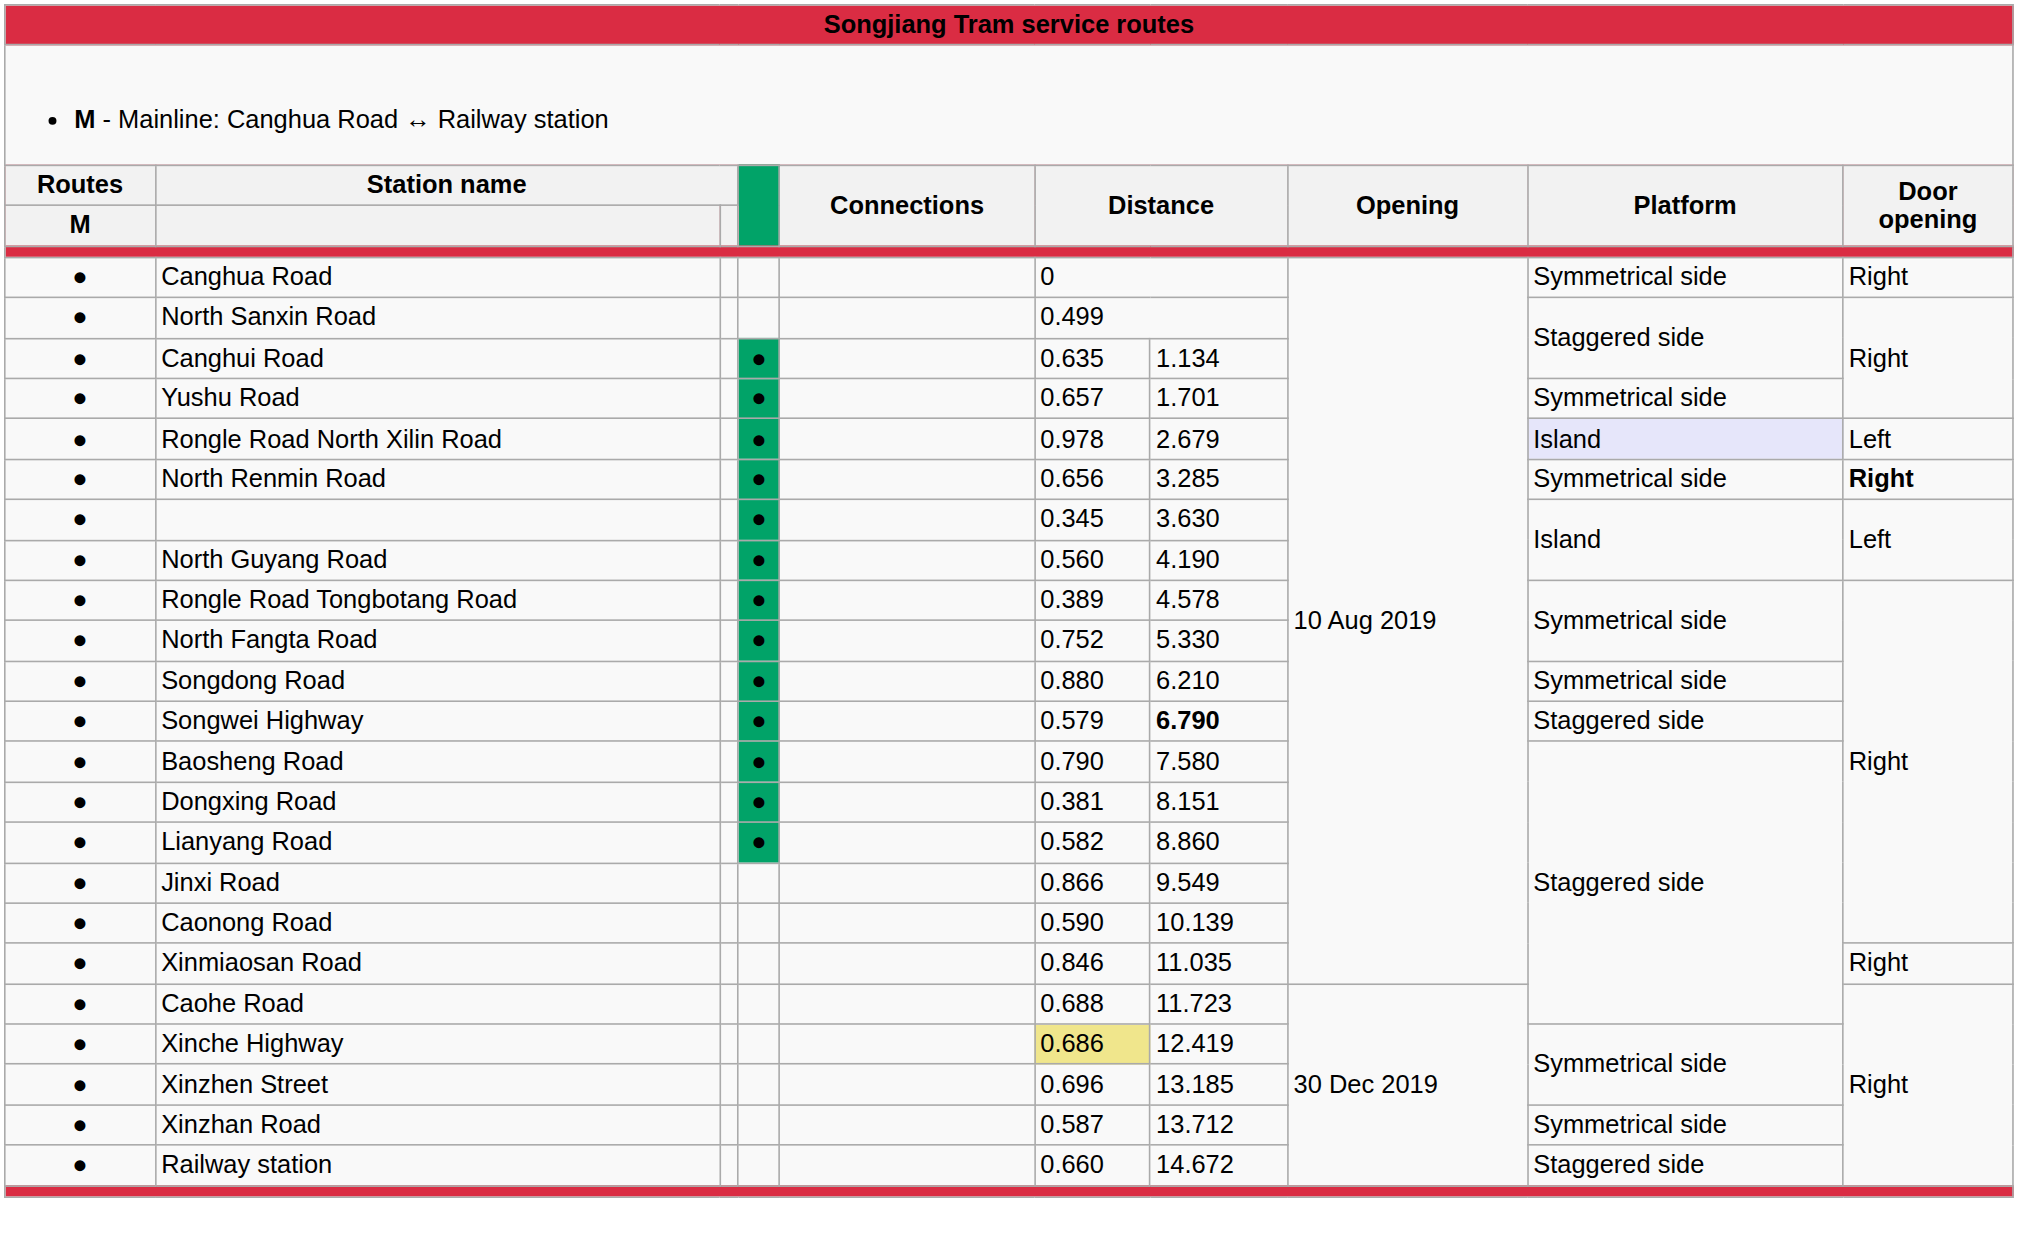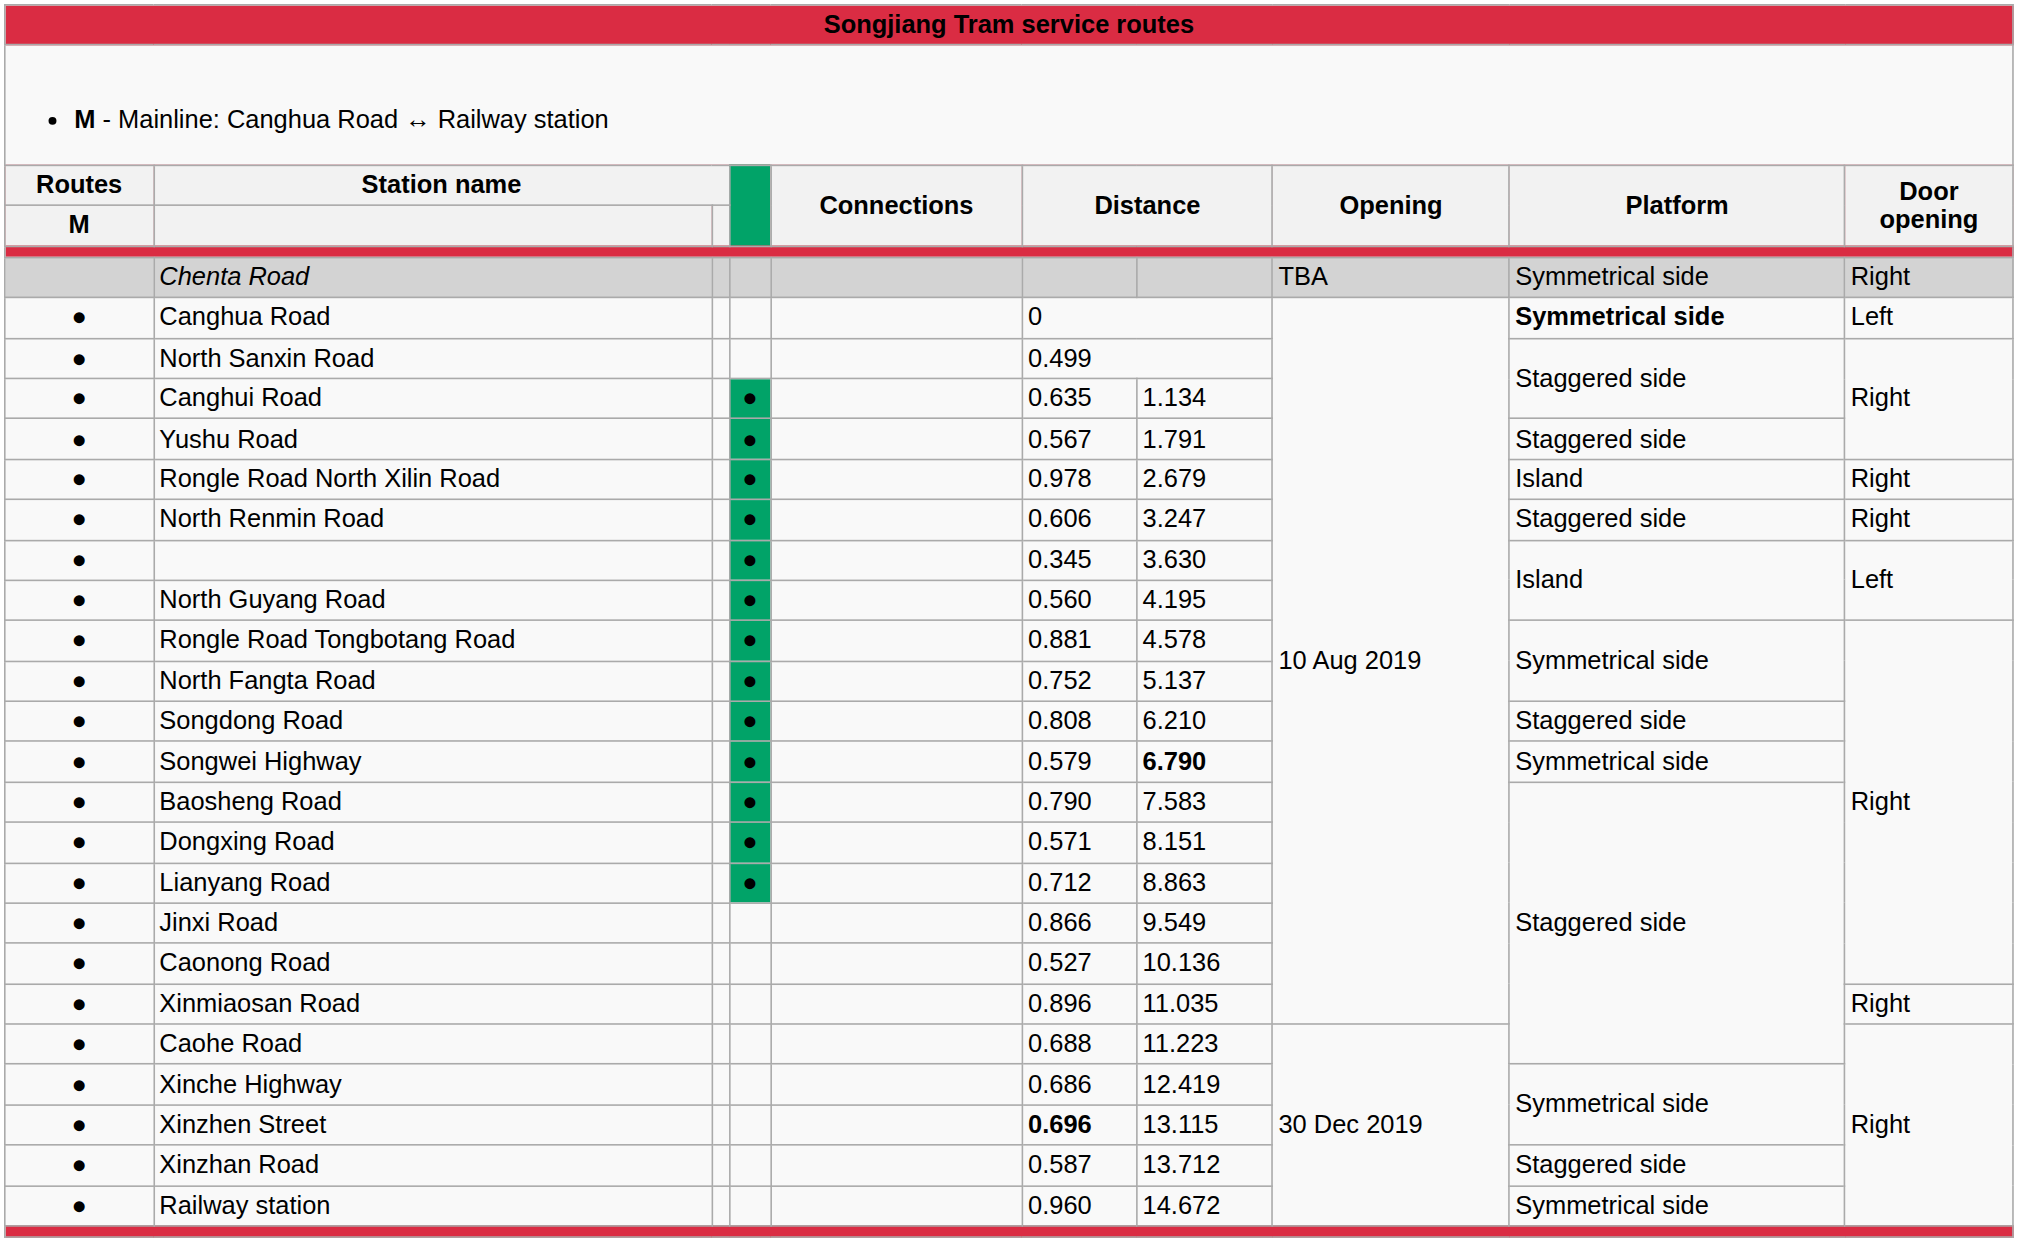+ row: (79, 278)
(1630, 277) normal -> (1620, 317) bold
(1878, 277) Right -> (1872, 317) Left
(1072, 398) 0.657 -> (1060, 438) 0.567
(1188, 398) 1.701 -> (1174, 438) 1.791
(1630, 398) Symmetrical side -> (1601, 438) Staggered side
(1567, 438) lavender background -> (1549, 479) no background
(1870, 438) Left -> (1880, 479) Right
(1072, 479) 0.656 -> (1060, 519) 0.606
(1188, 479) 3.285 -> (1174, 519) 3.247
(1630, 479) Symmetrical side -> (1601, 519) Staggered side
(1881, 479) bold -> (1880, 519) normal
(1188, 559) 4.190 -> (1174, 600) 4.195
(1072, 600) 0.389 -> (1060, 640) 0.881
(1188, 640) 5.330 -> (1174, 680) 5.137
(1072, 680) 0.880 -> (1060, 721) 0.808
(1630, 680) Symmetrical side -> (1601, 721) Staggered side
(1619, 721) Staggered side -> (1612, 761) Symmetrical side
(1188, 761) 7.580 -> (1174, 801) 7.583
(1072, 801) 0.381 -> (1060, 842) 0.571
(1072, 842) 0.582 -> (1060, 882) 0.712
(1188, 842) 8.860 -> (1174, 882) 8.863
(1072, 922) 0.590 -> (1060, 963) 0.527
(1195, 922) 10.139 -> (1181, 963) 10.136
(1072, 963) 0.846 -> (1060, 1003) 0.896
(1194, 1003) 11.723 -> (1181, 1043) 11.223
(1072, 1043) khaki background -> (1060, 1084) no background
(1072, 1084) normal -> (1060, 1124) bold
(1195, 1084) 13.185 -> (1181, 1124) 13.115
(1630, 1124) Symmetrical side -> (1601, 1164) Staggered side
(1072, 1164) 0.660 -> (1060, 1205) 0.960
(1619, 1164) Staggered side -> (1612, 1205) Symmetrical side
